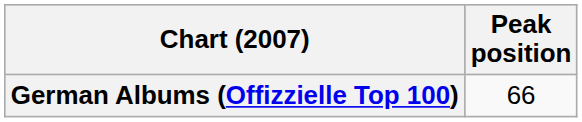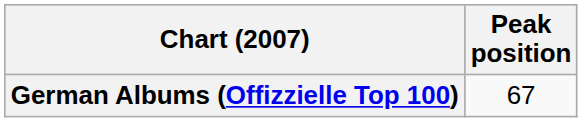(521, 95) 66 -> (521, 95) 67
